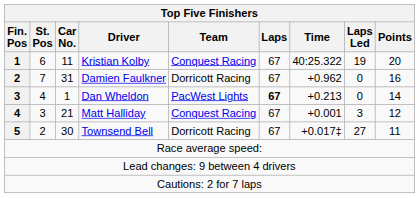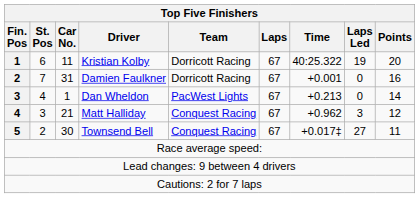(214, 61) Conquest Racing -> (211, 61) Dorricott Racing
(325, 78) +0.962 -> (325, 78) +0.001
(274, 96) bold -> (274, 96) normal
(325, 114) +0.001 -> (325, 114) +0.962
(211, 131) Dorricott Racing -> (214, 131) Conquest Racing
